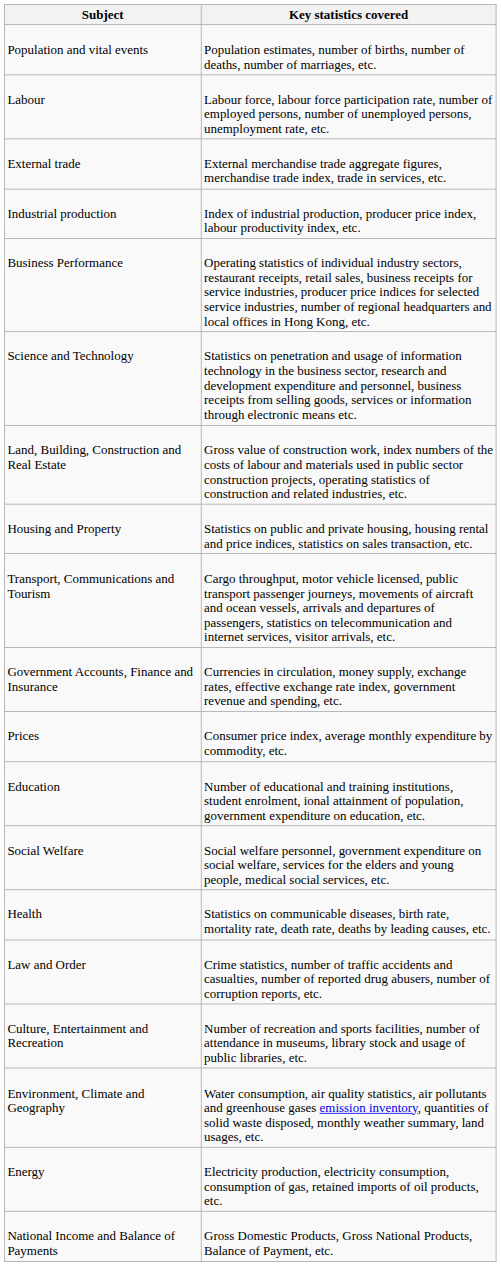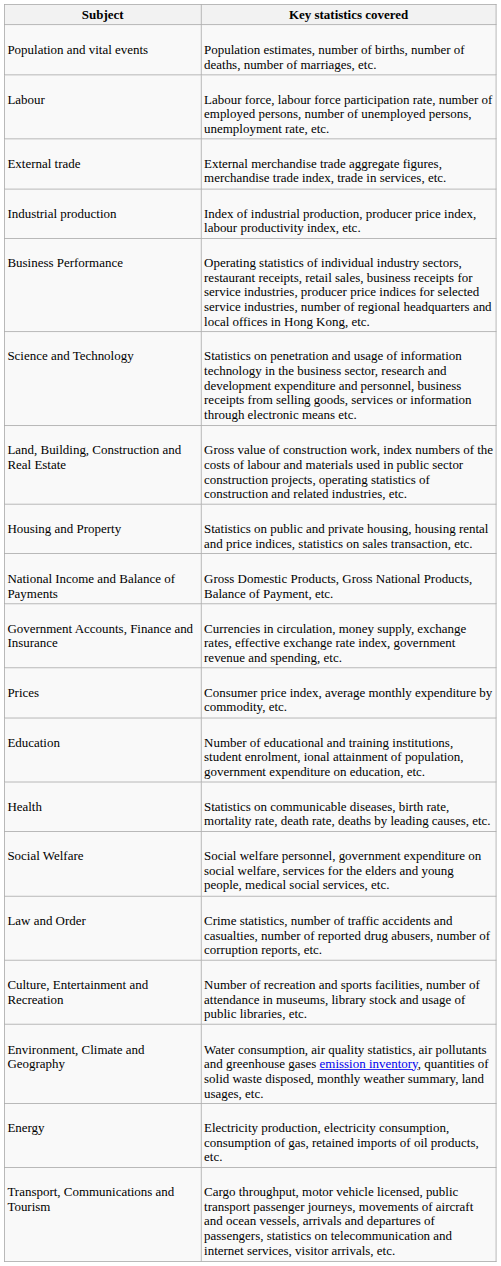rows swapped: (91, 586) <-> (91, 1243)
rows swapped: (25, 914) <-> (45, 850)
